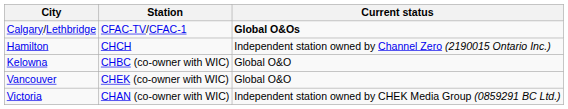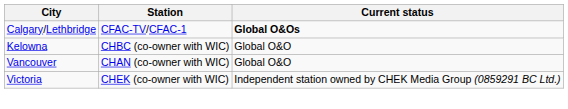- row: (28, 46)
(165, 79) CHEK (co-owner with WIC) -> (165, 63) CHAN (co-owner with WIC)
(165, 96) CHAN (co-owner with WIC) -> (165, 79) CHEK (co-owner with WIC)
